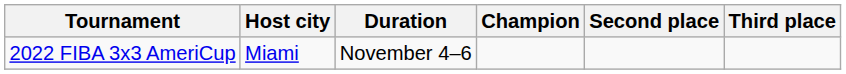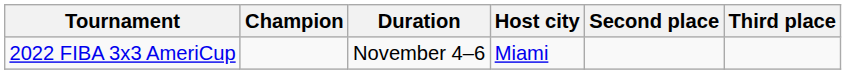columns swapped: (288, 21) <-> (530, 21)
